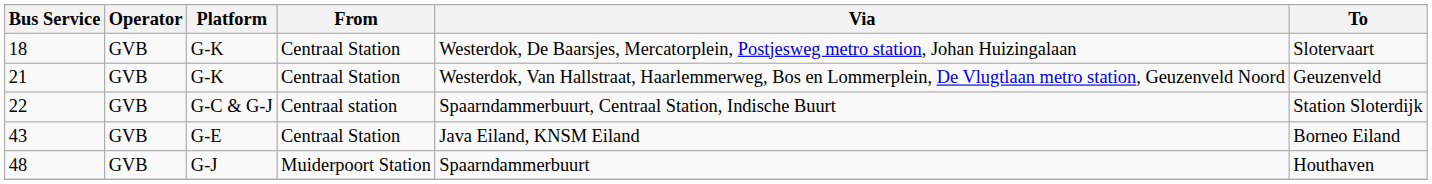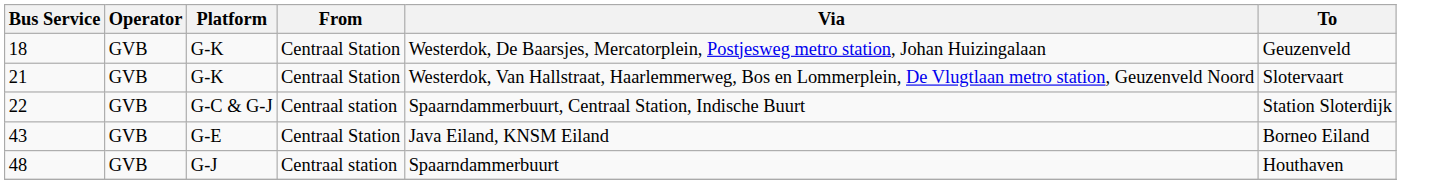(1334, 48) Slotervaart -> (1307, 48) Geuzenveld
(1337, 77) Geuzenveld -> (1303, 77) Slotervaart
(356, 164) Muiderpoort Station -> (339, 164) Centraal station
